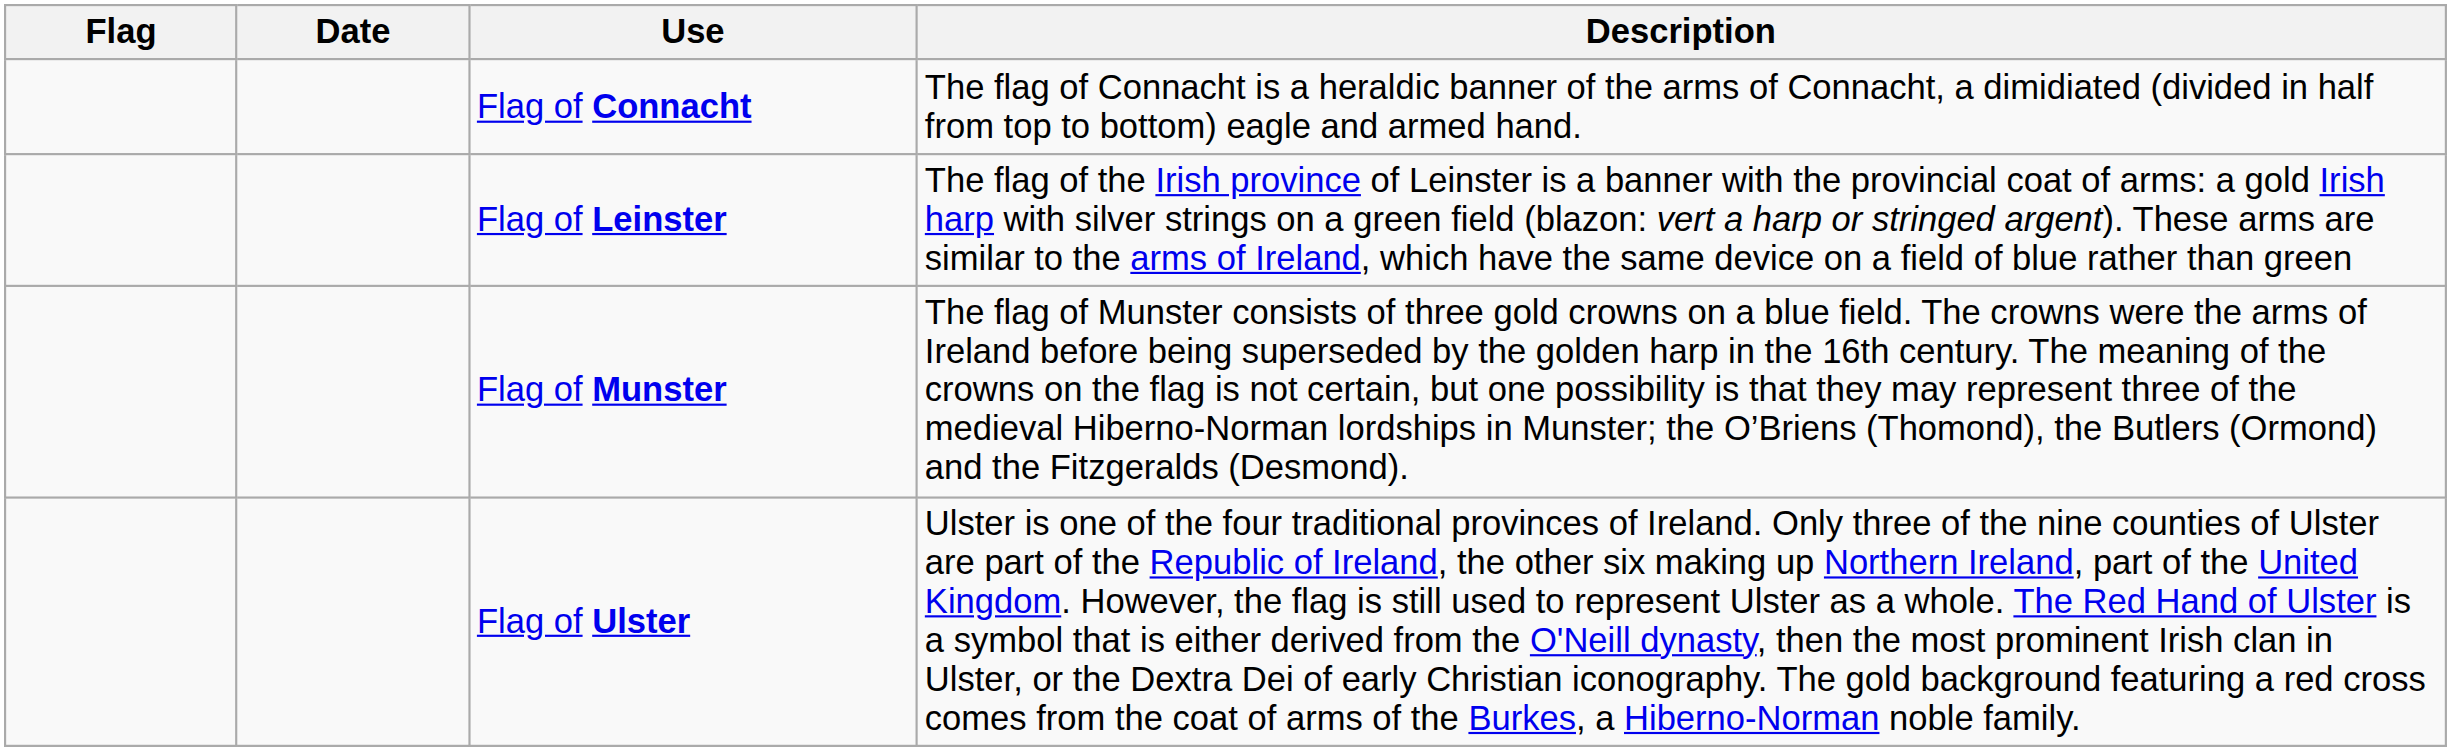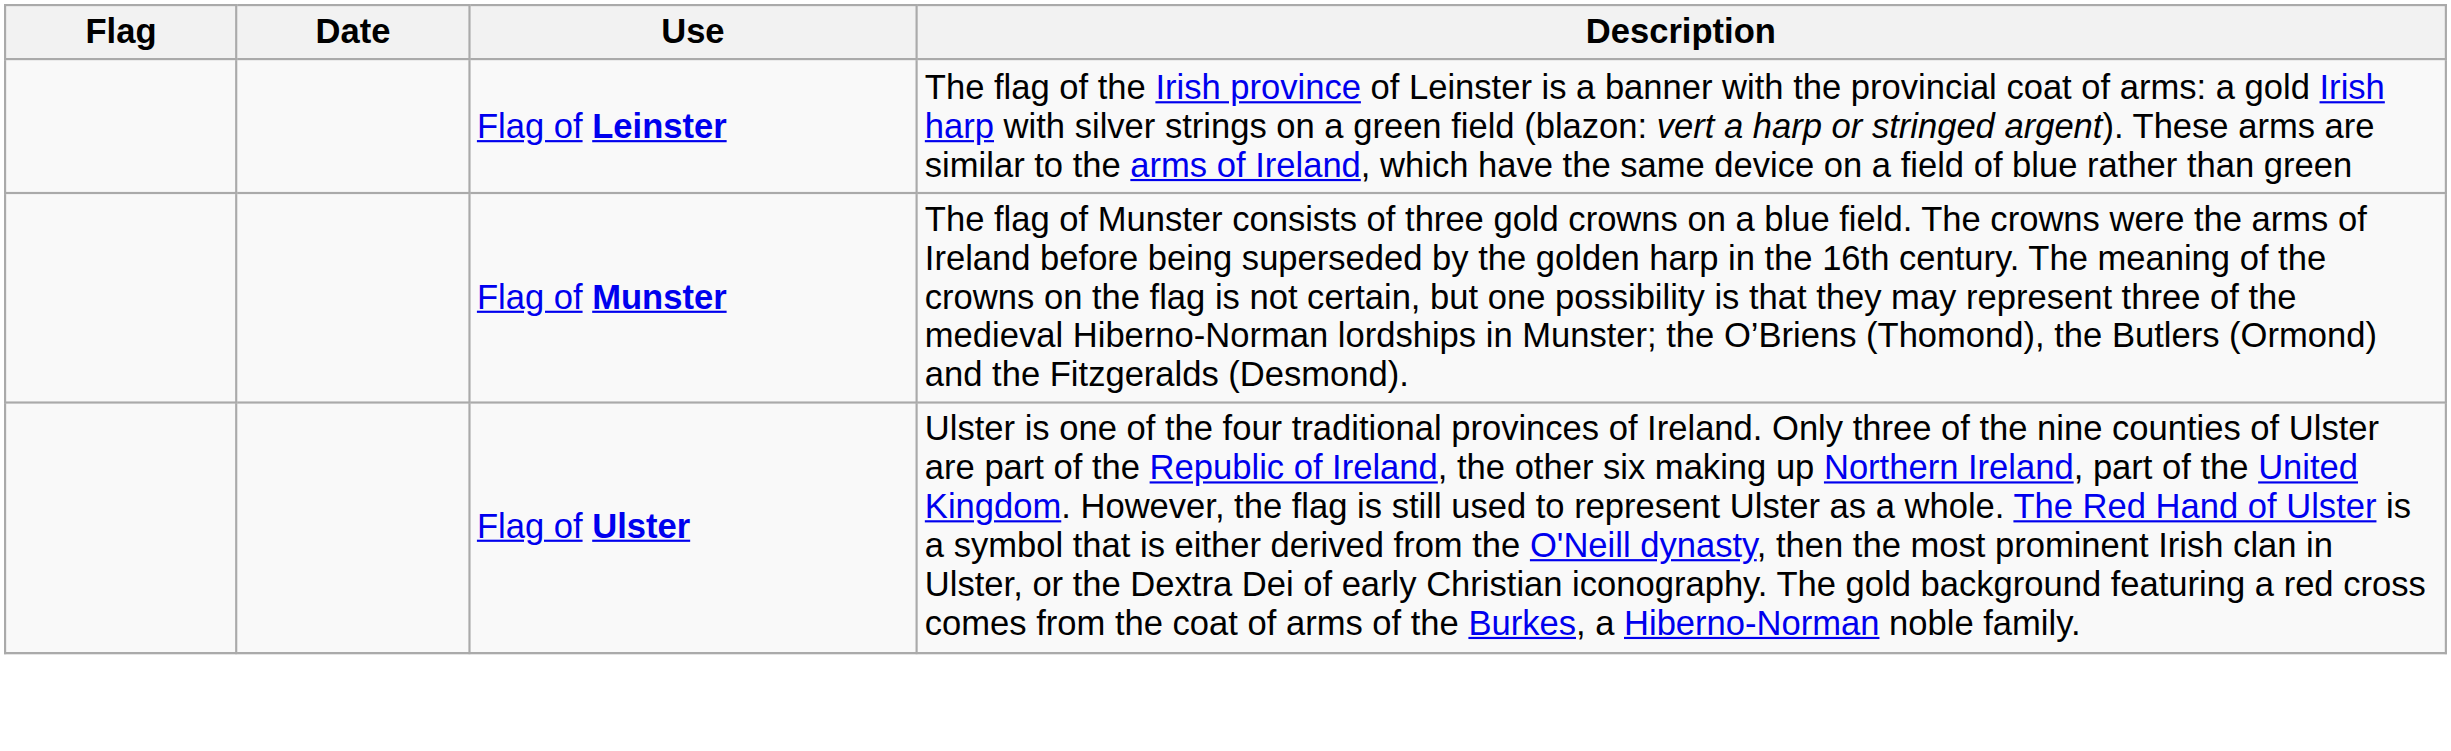- row: (614, 106)
